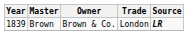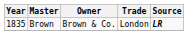(16, 24) 1839 -> (16, 24) 1835
